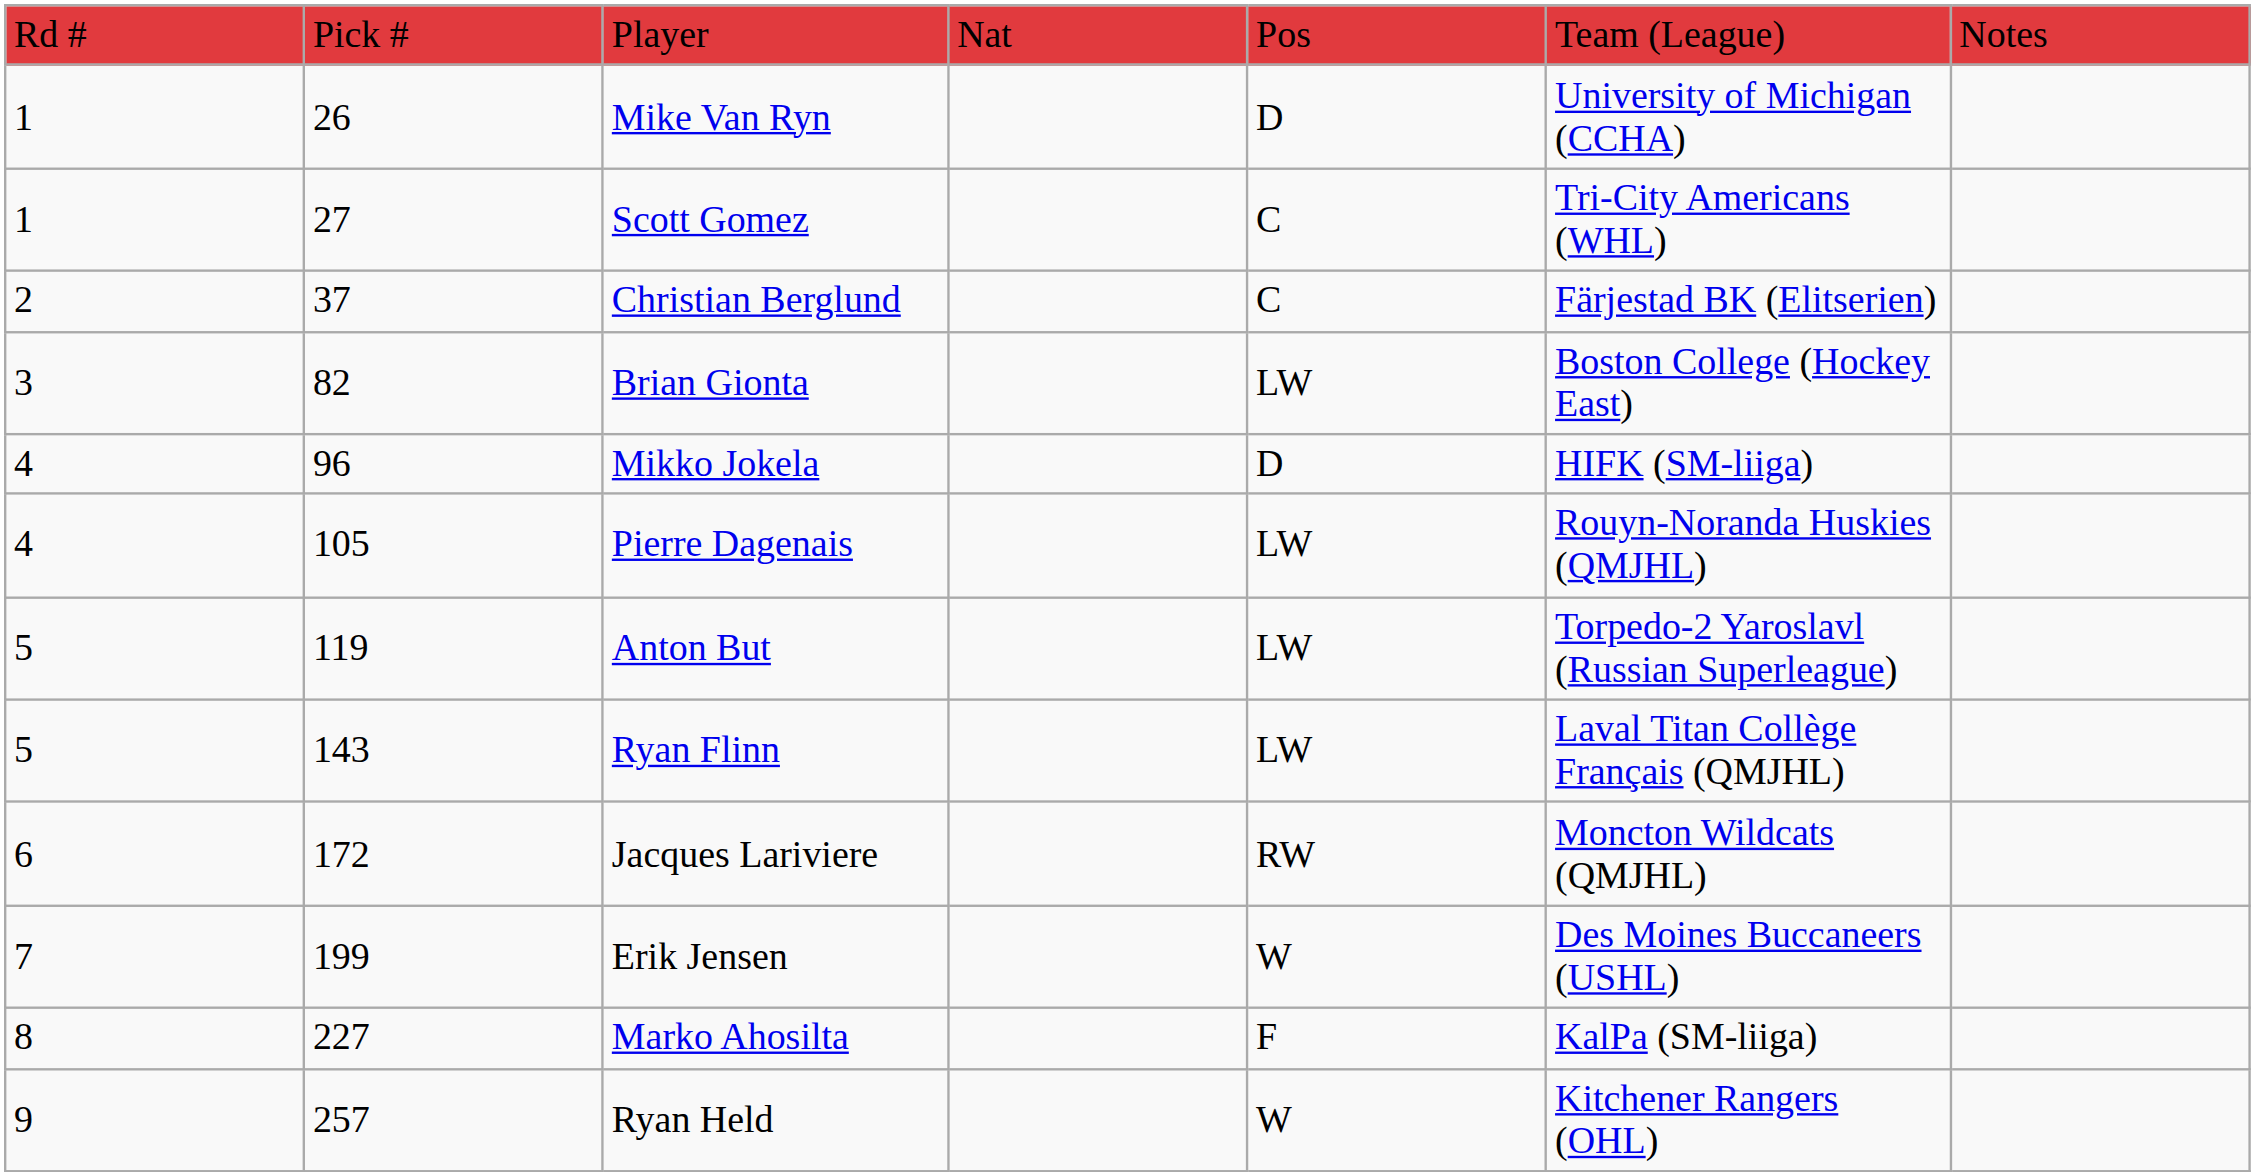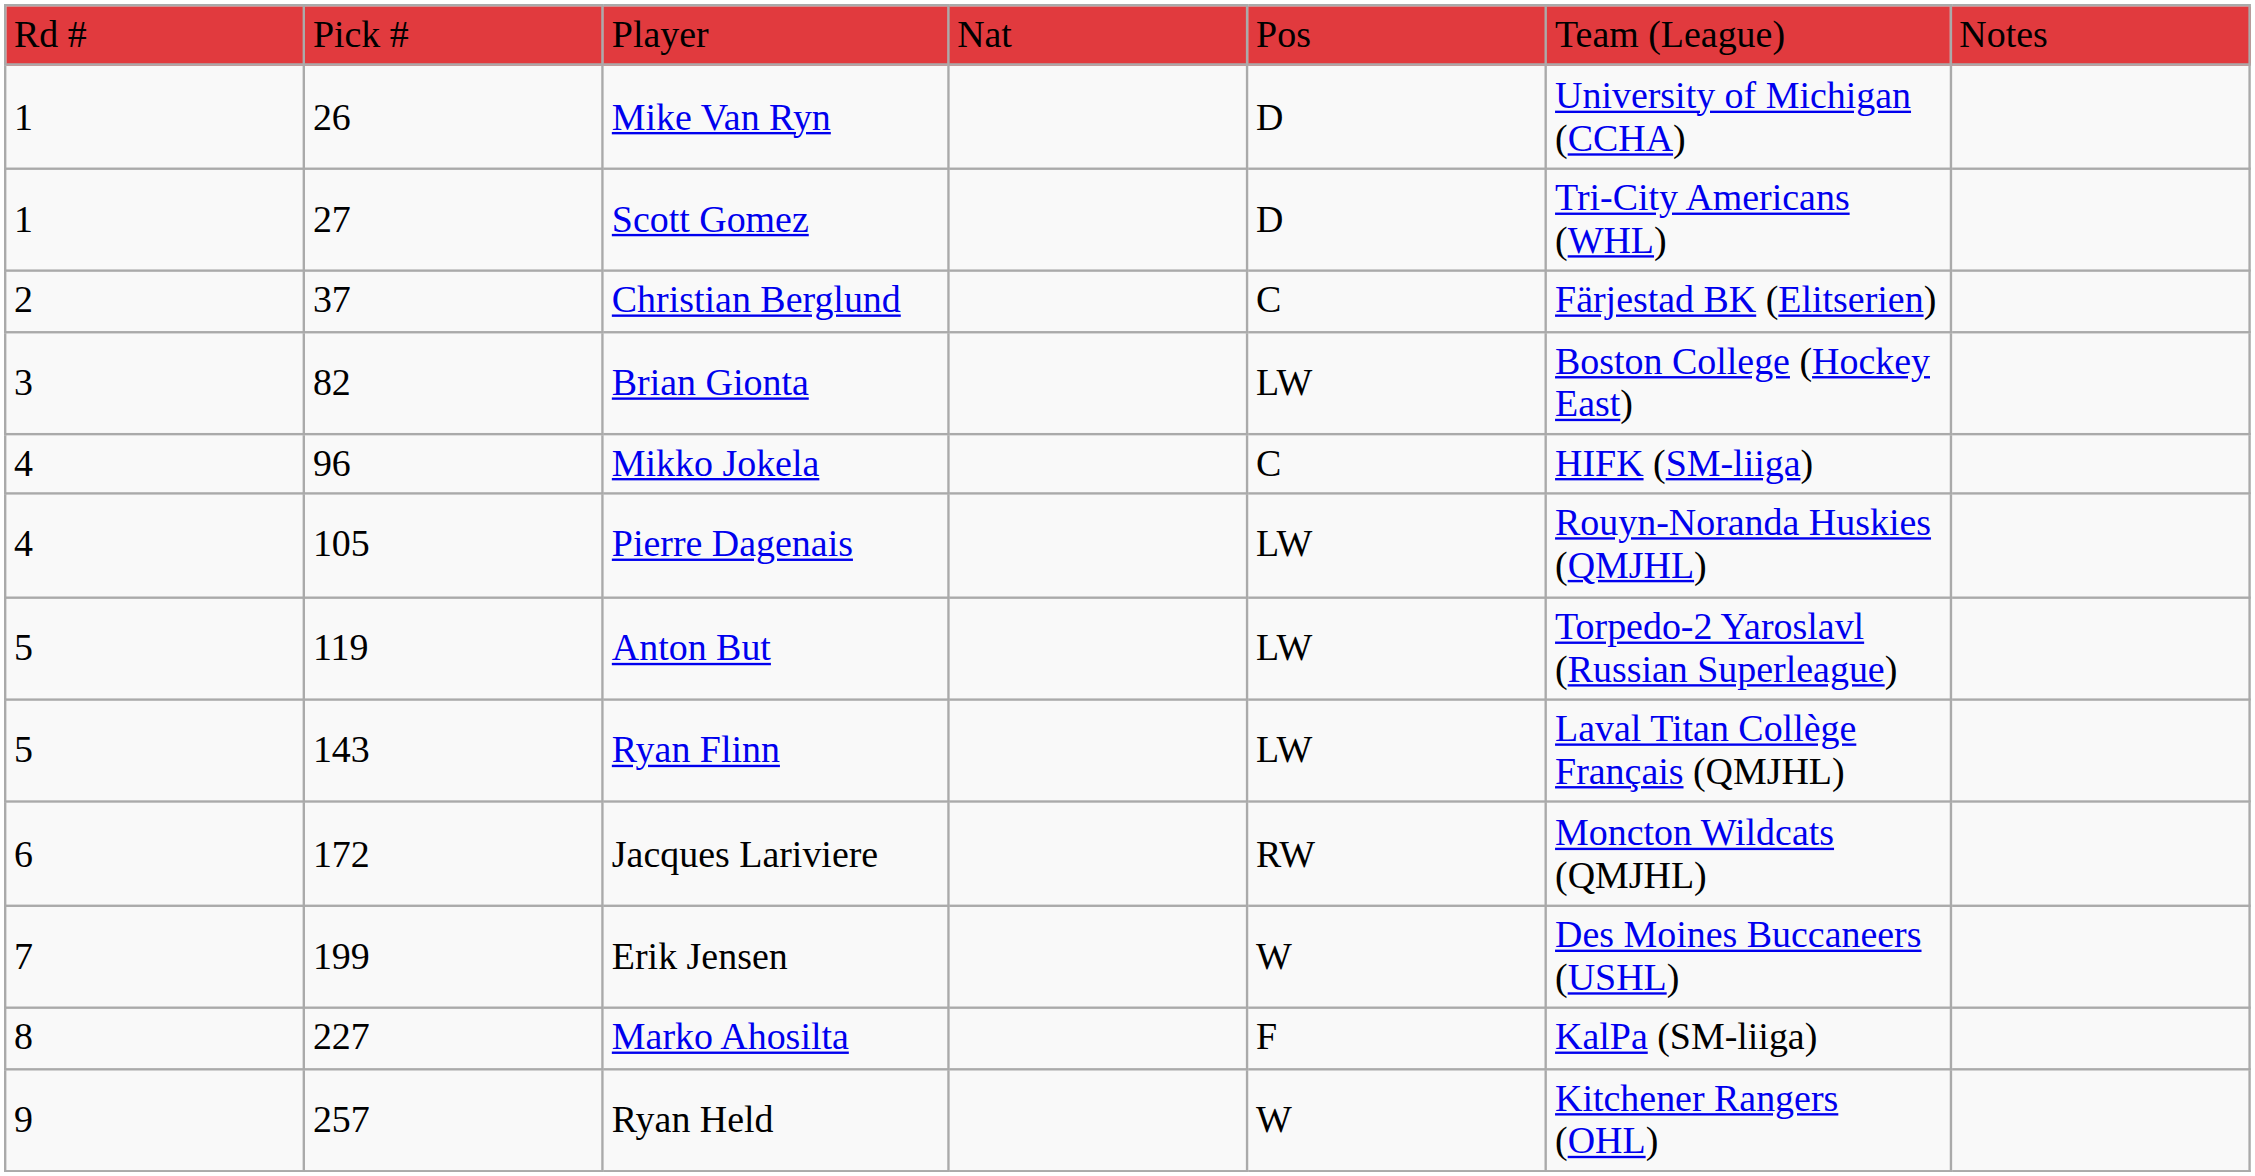(1269, 218) C -> (1270, 218) D
(1270, 463) D -> (1269, 463) C
